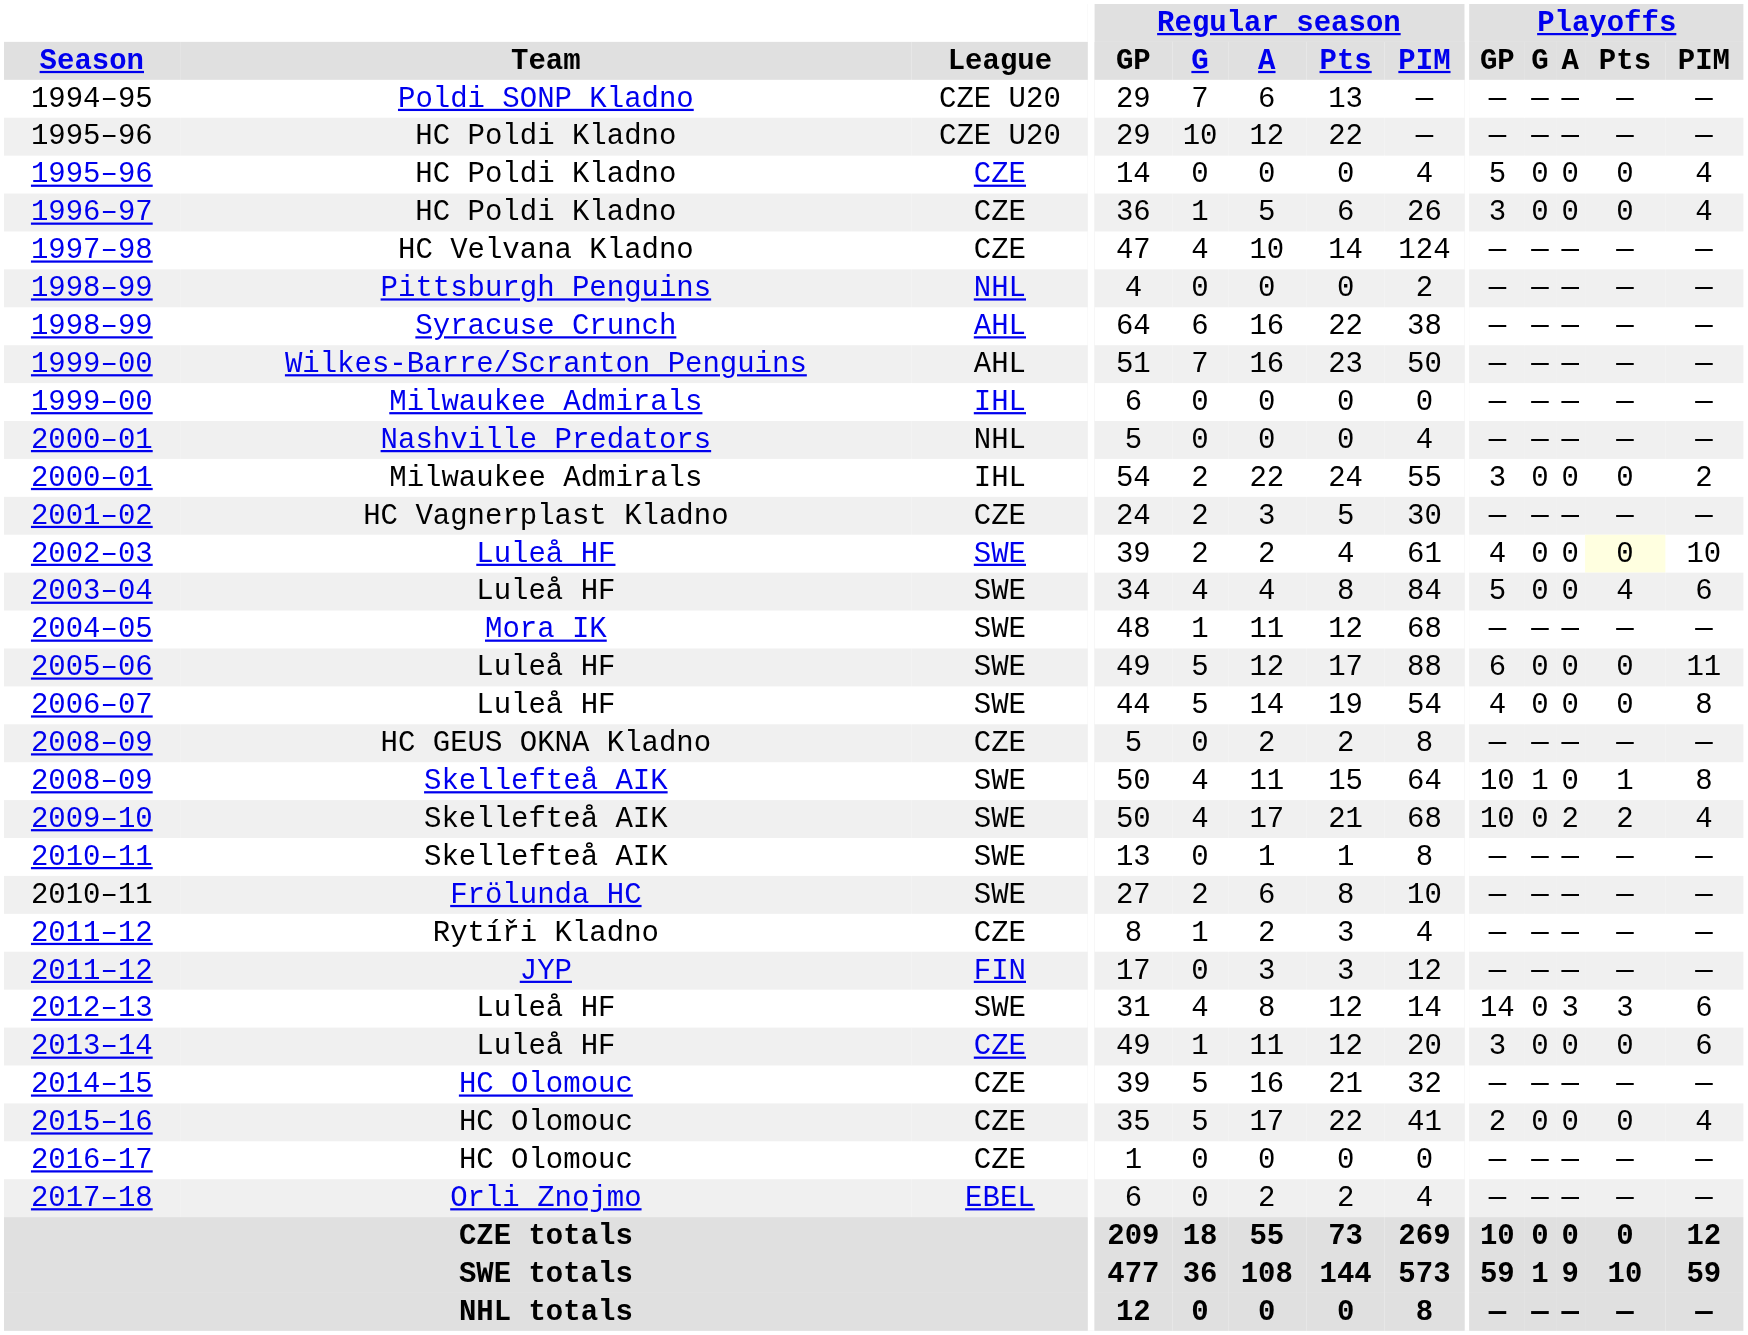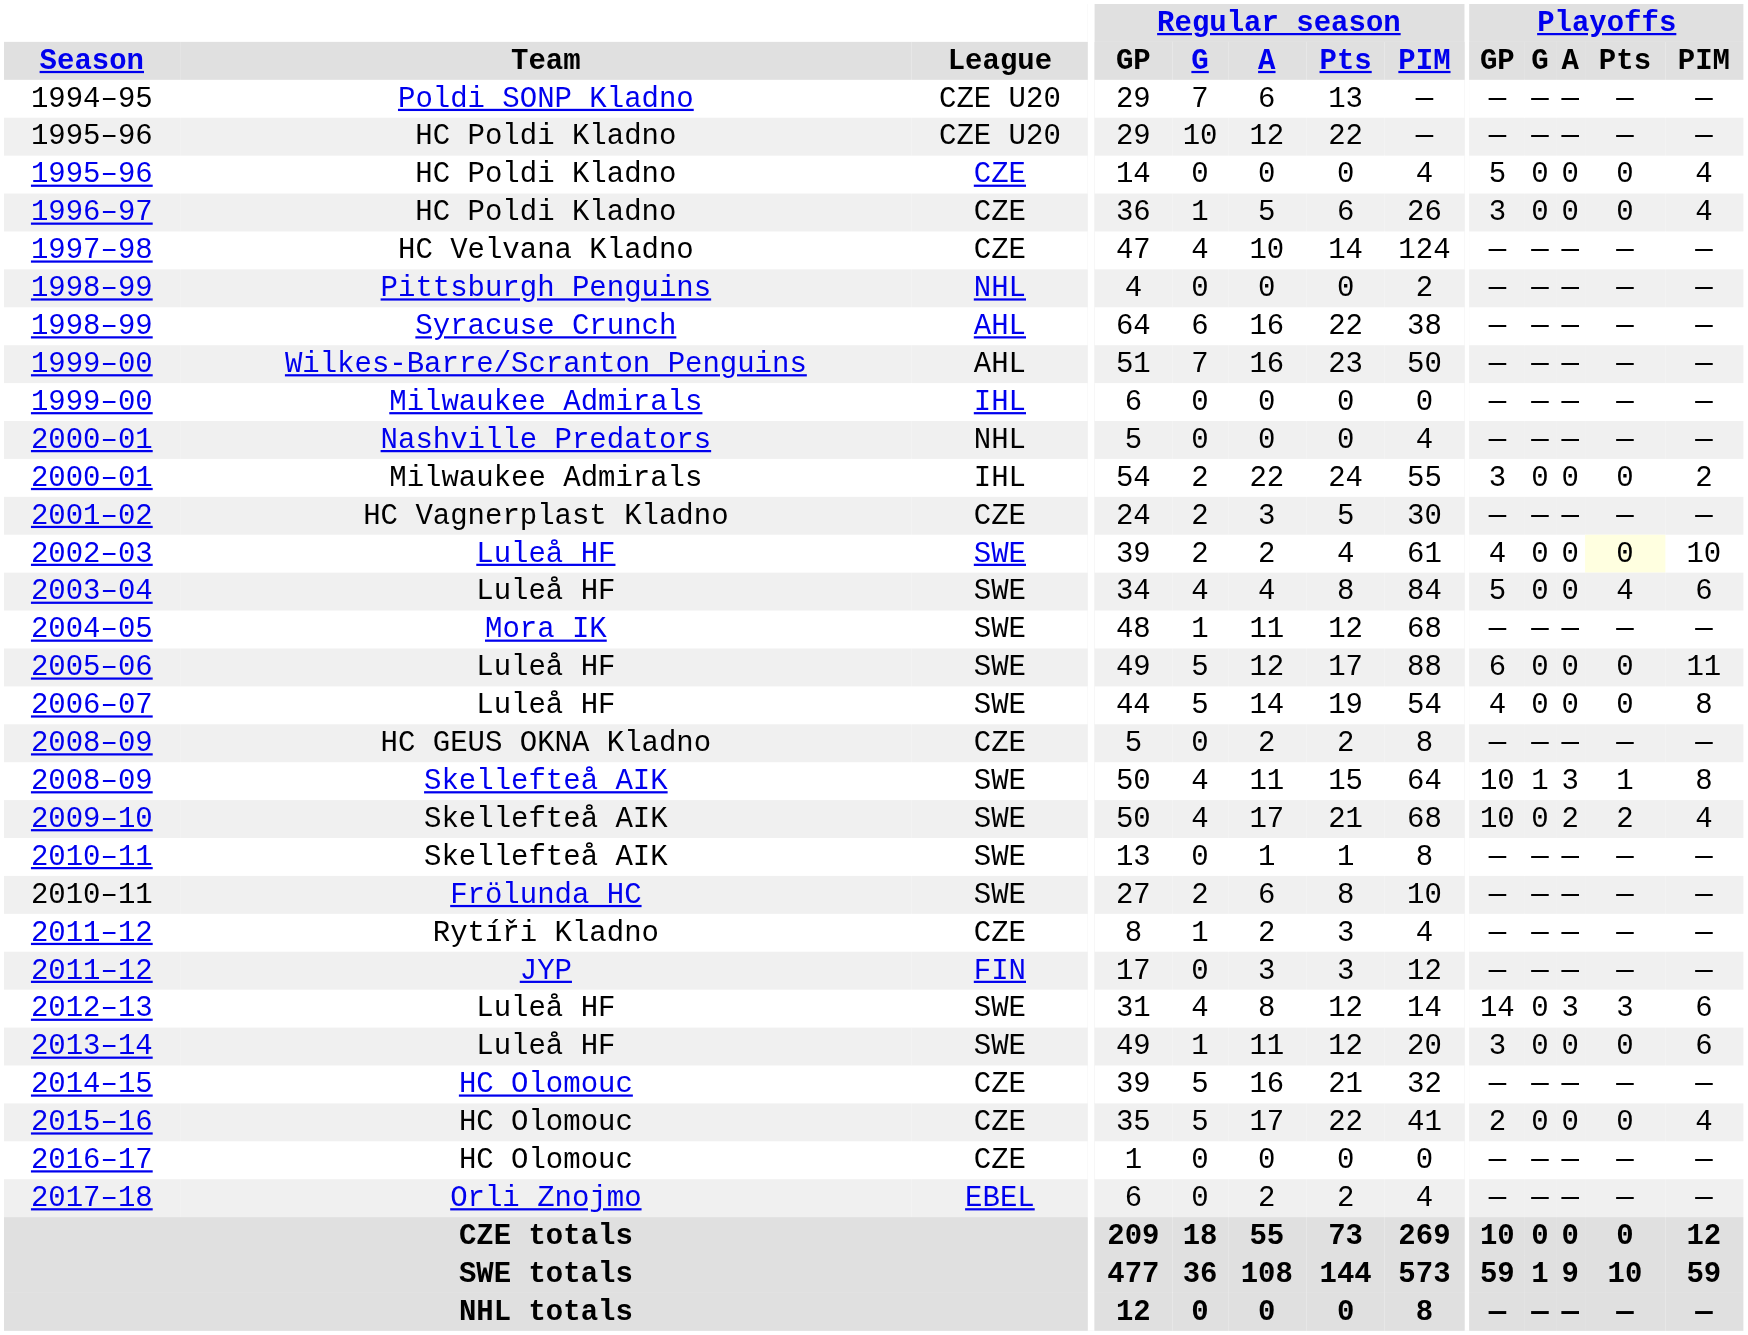(1570, 781) 0 -> (1570, 781) 3
(1000, 1047) CZE -> (1000, 1047) SWE
